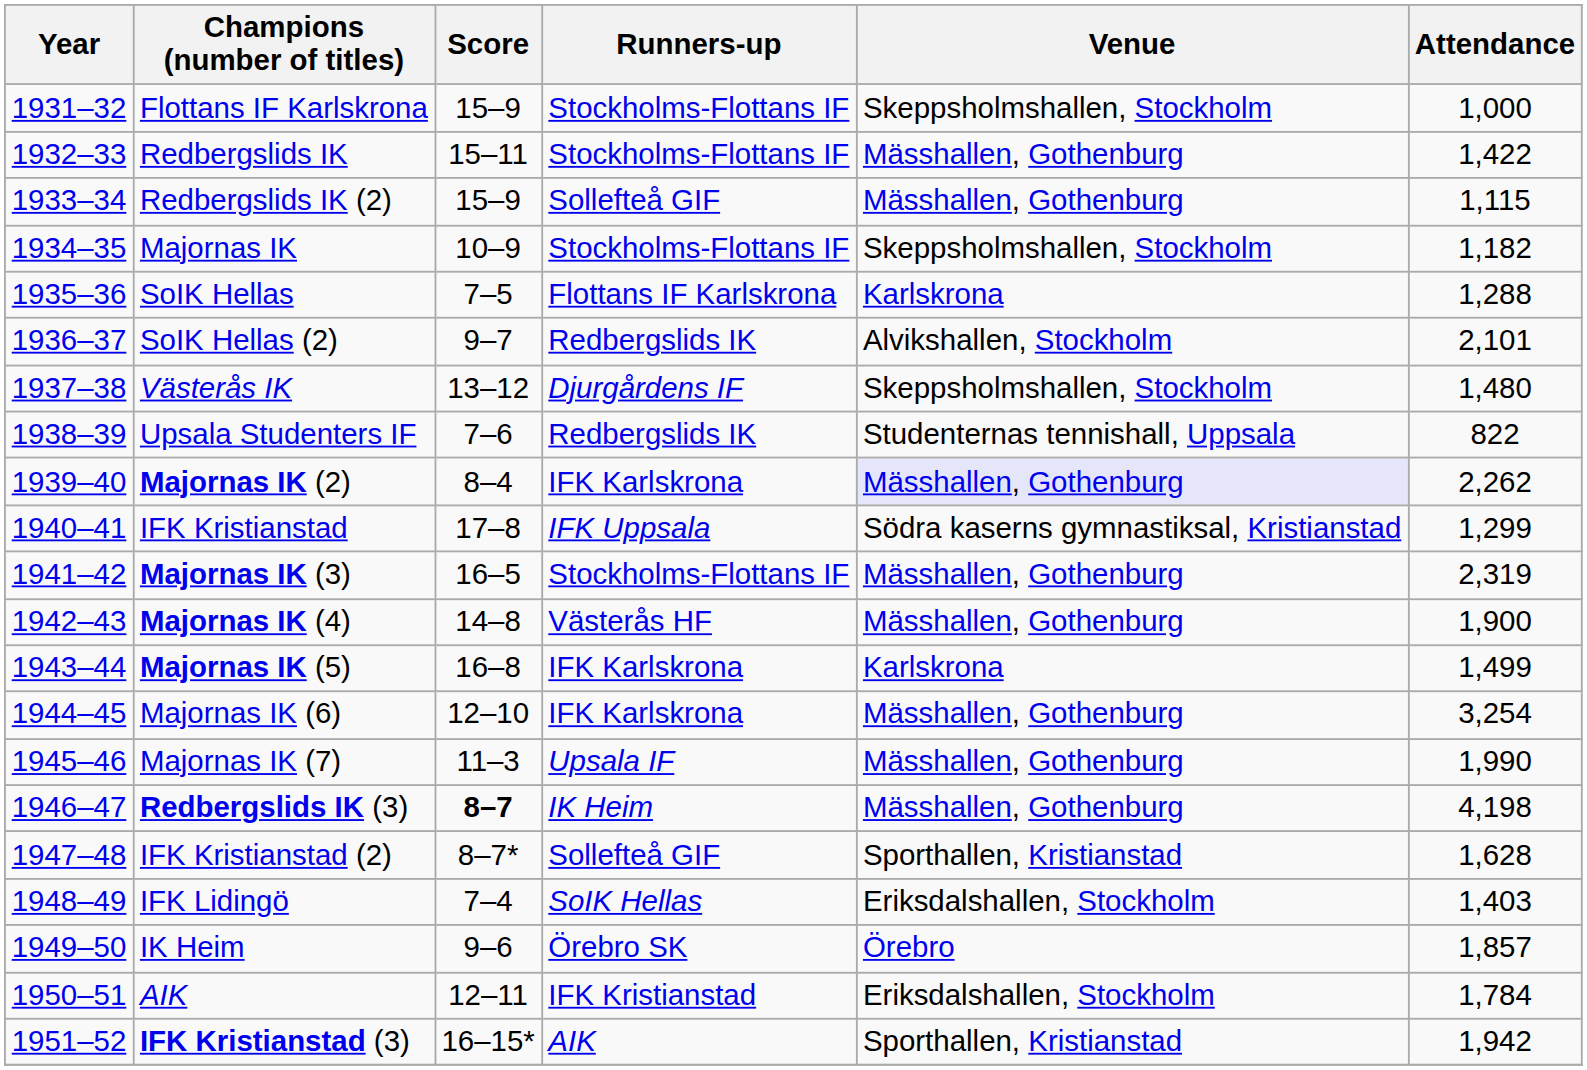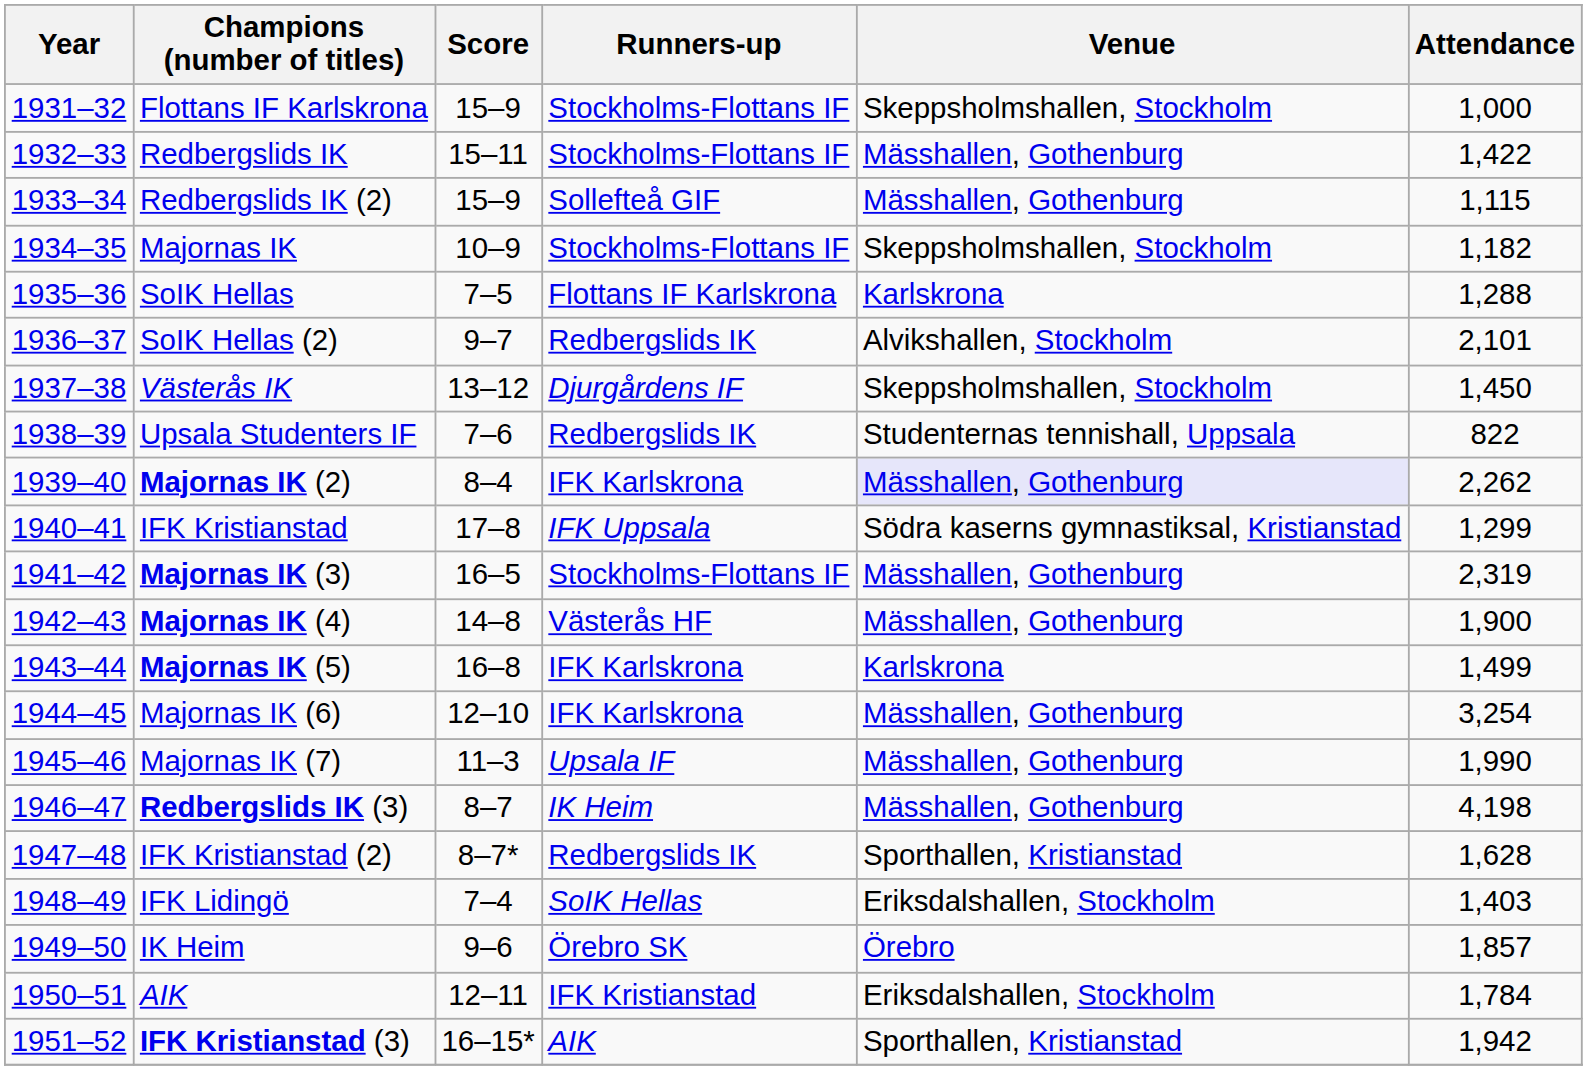(1495, 387) 1,480 -> (1495, 387) 1,450
(488, 808) bold -> (488, 808) normal
(634, 854) Sollefteå GIF -> (652, 854) Redbergslids IK
